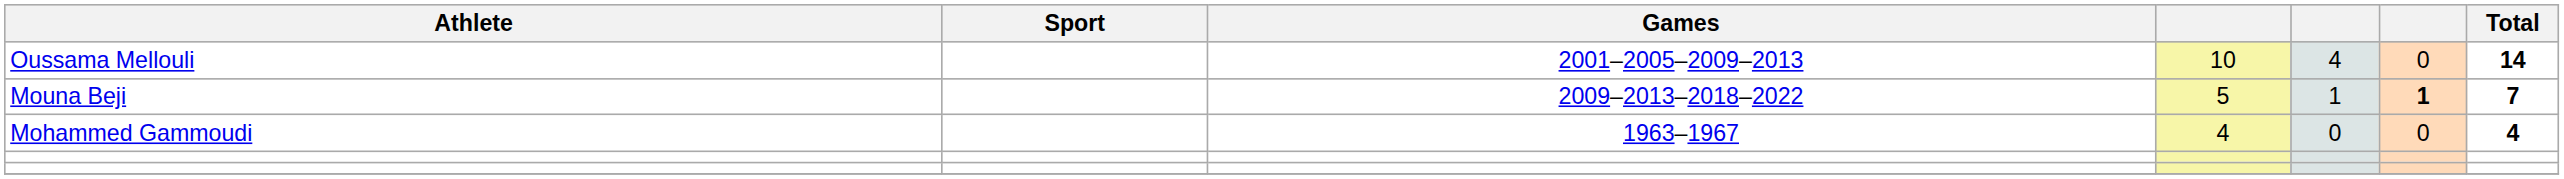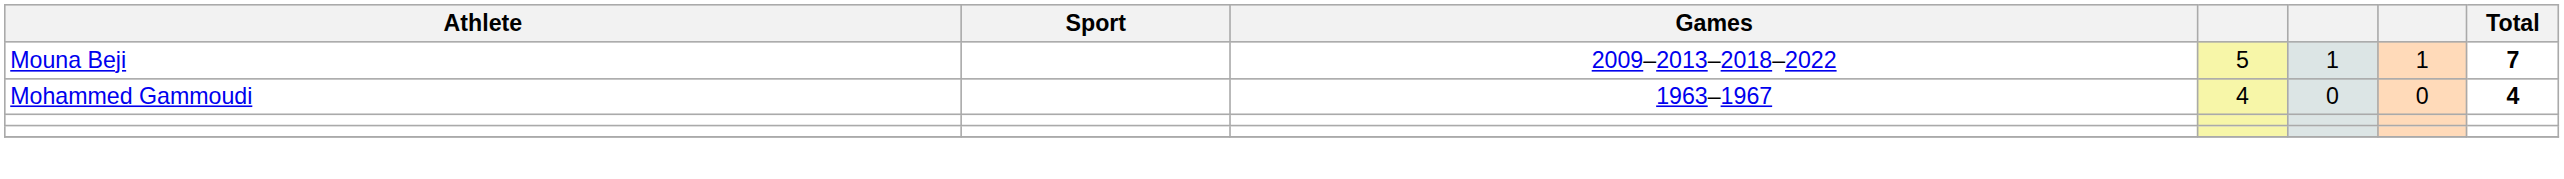- row: (102, 60)
(2423, 97) bold -> (2422, 60) normal
